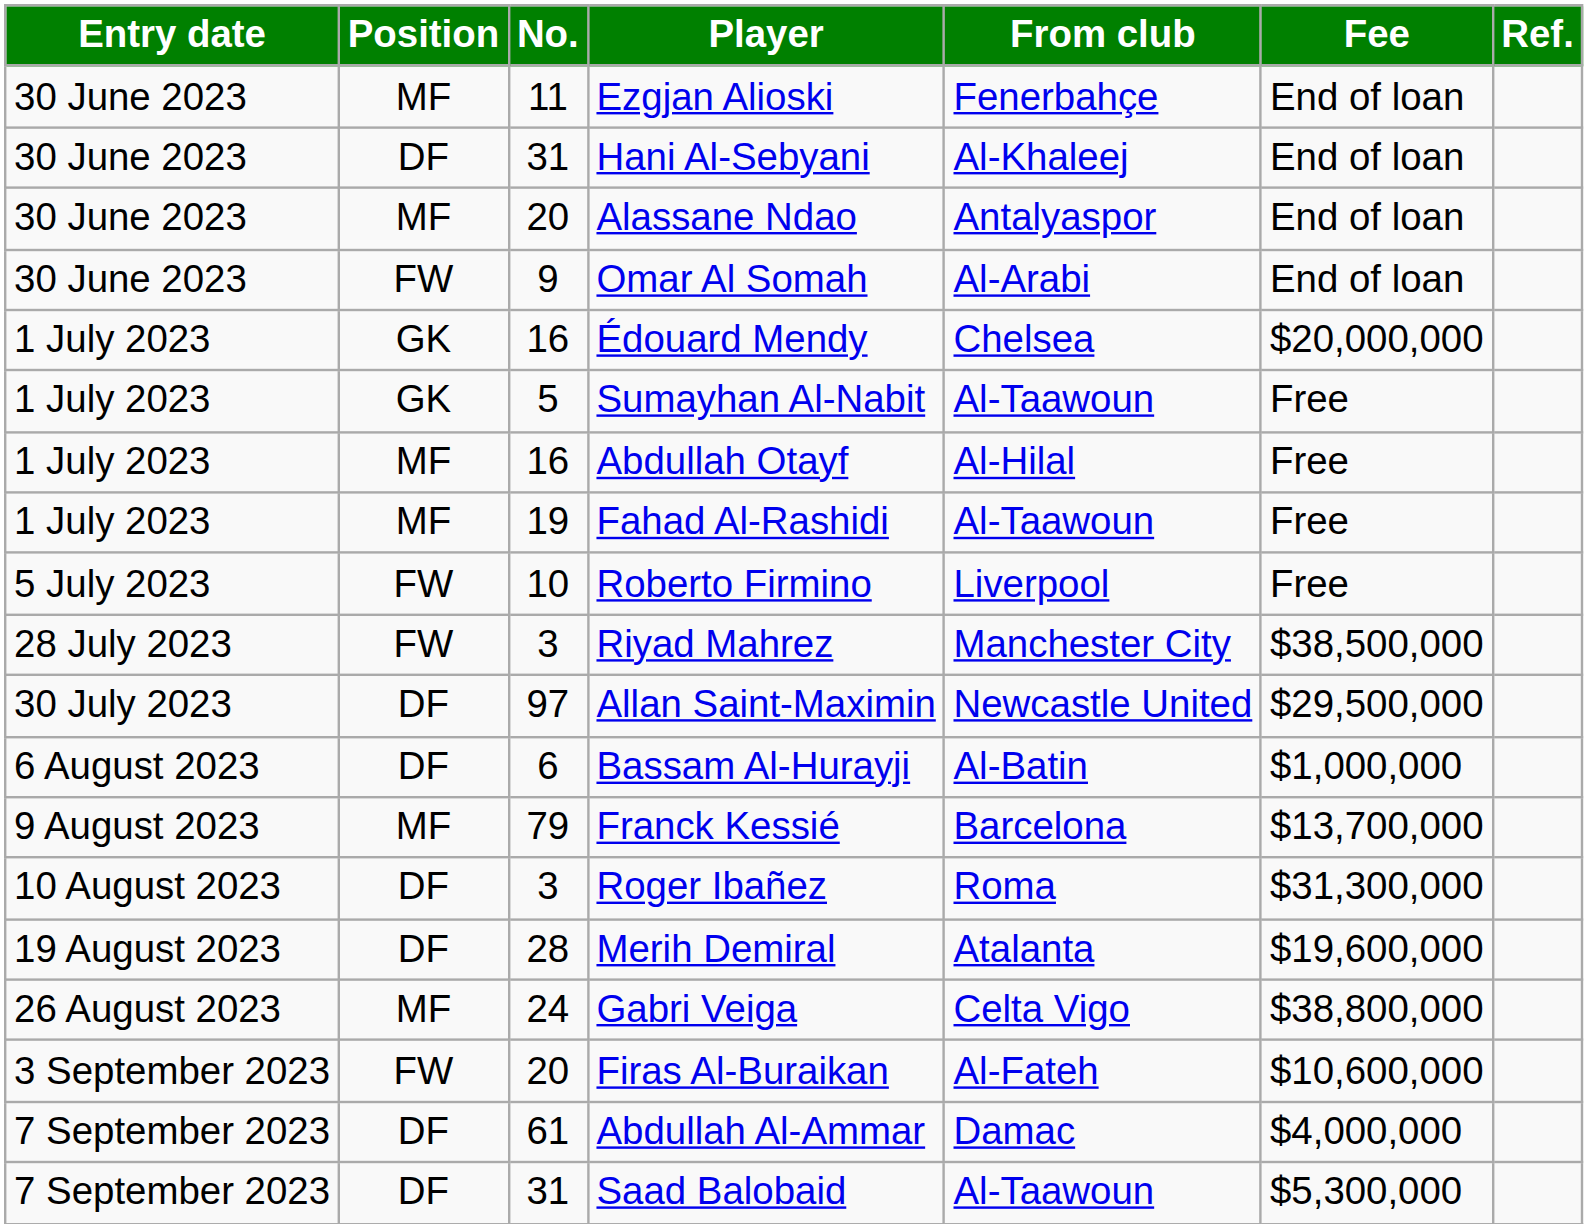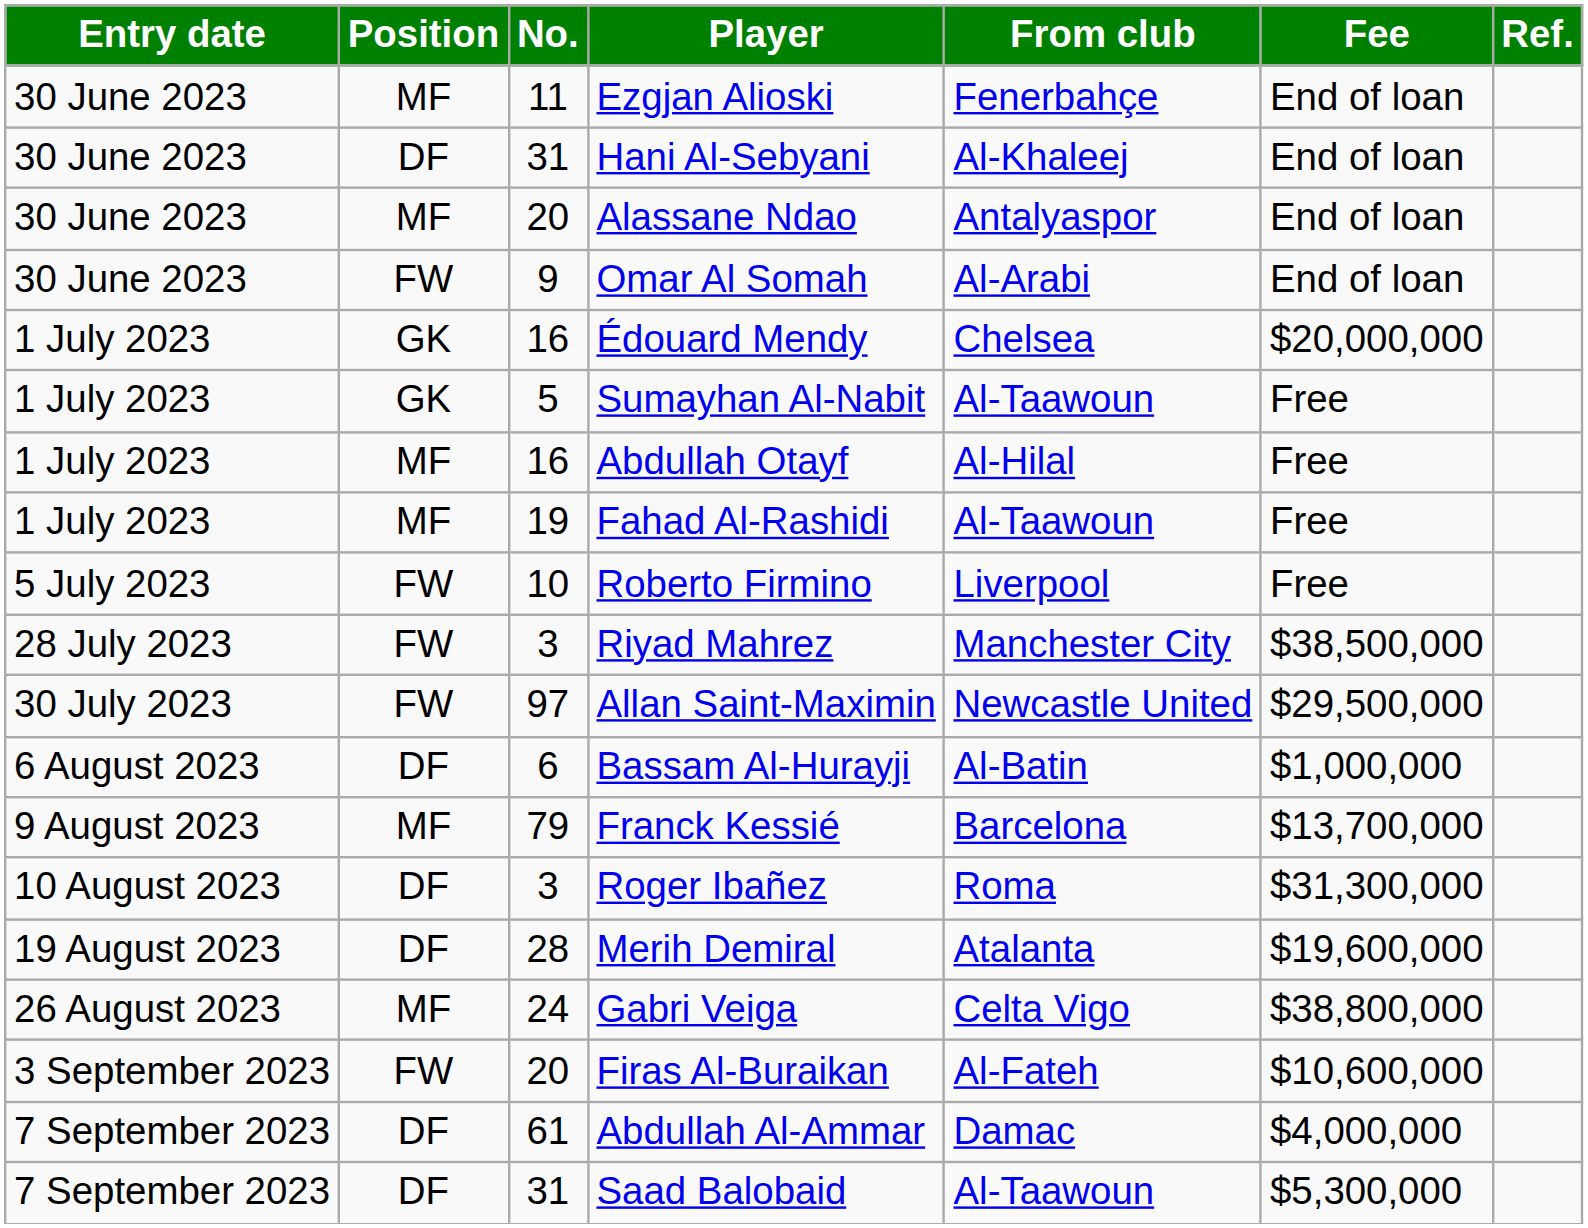(423, 704) DF -> (423, 704) FW
